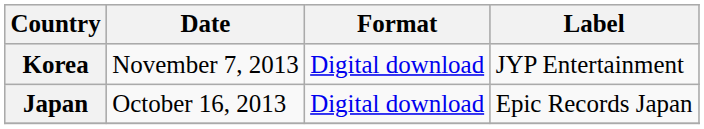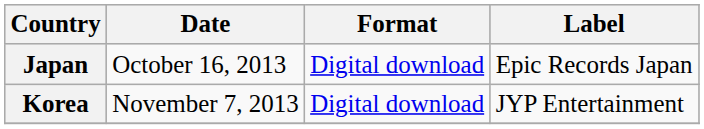rows swapped: (56, 103) <-> (56, 63)
